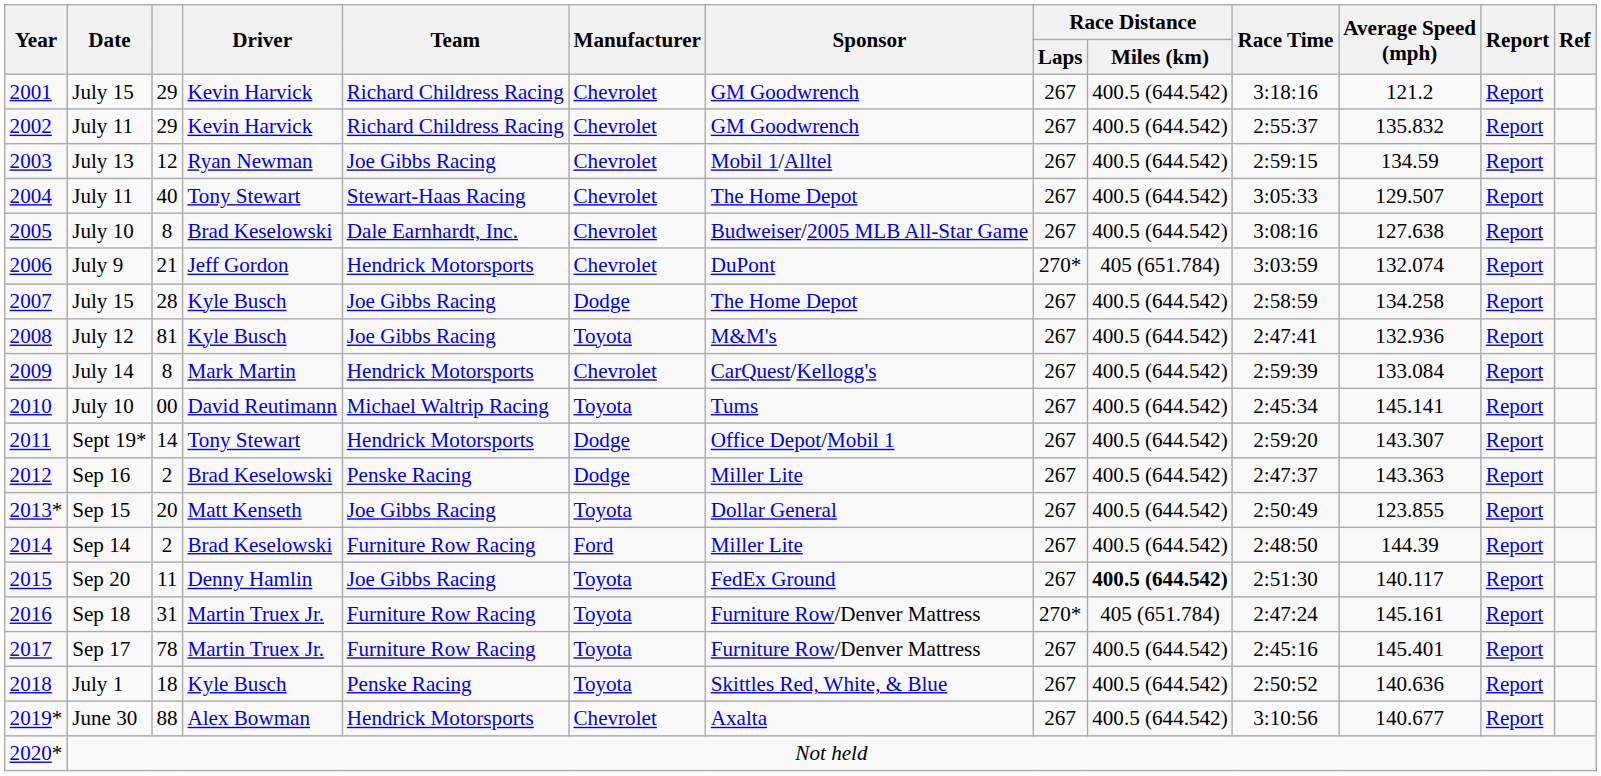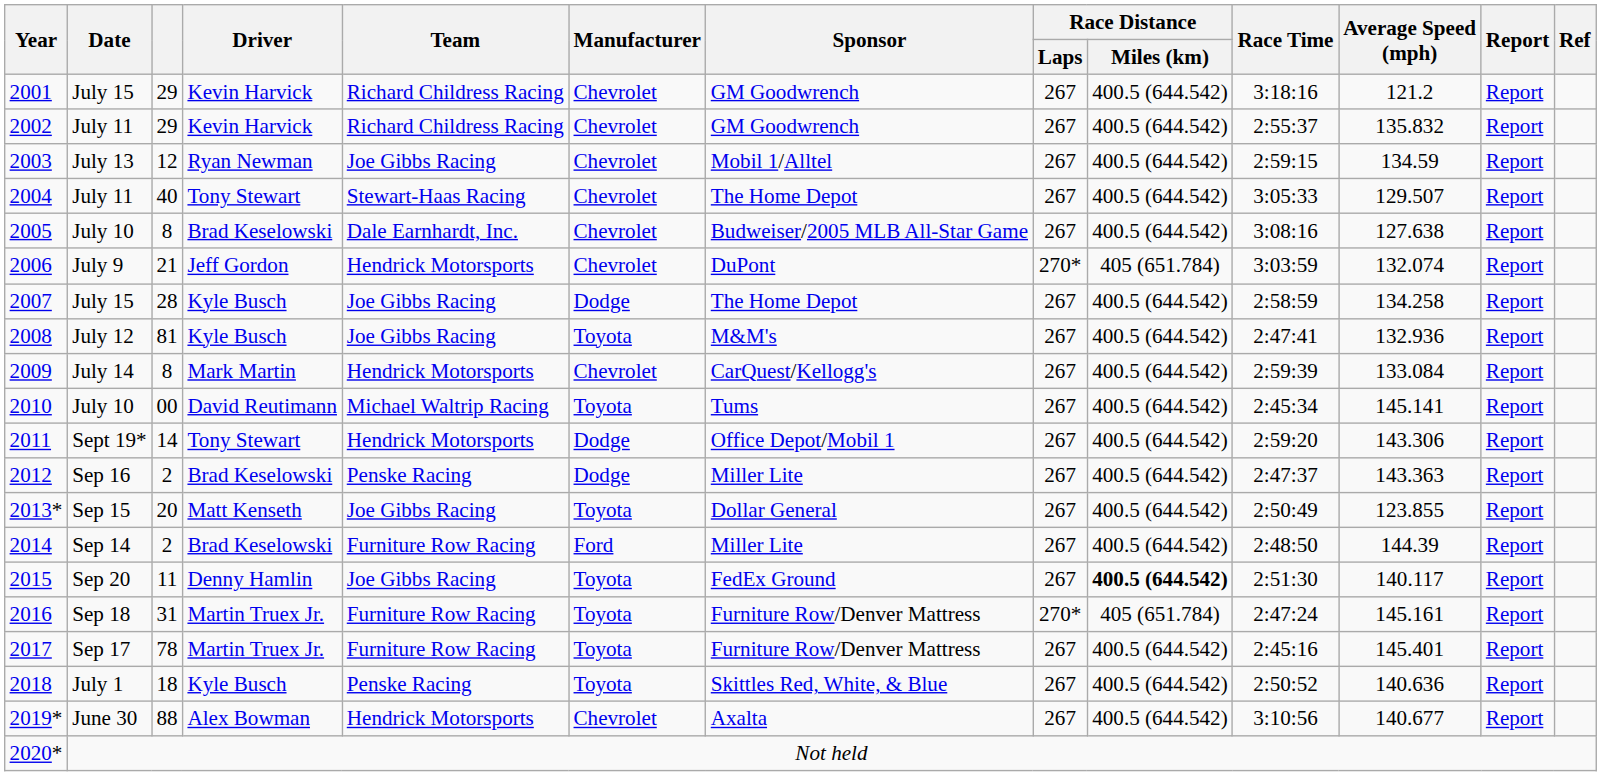(1410, 440) 143.307 -> (1410, 440) 143.306
